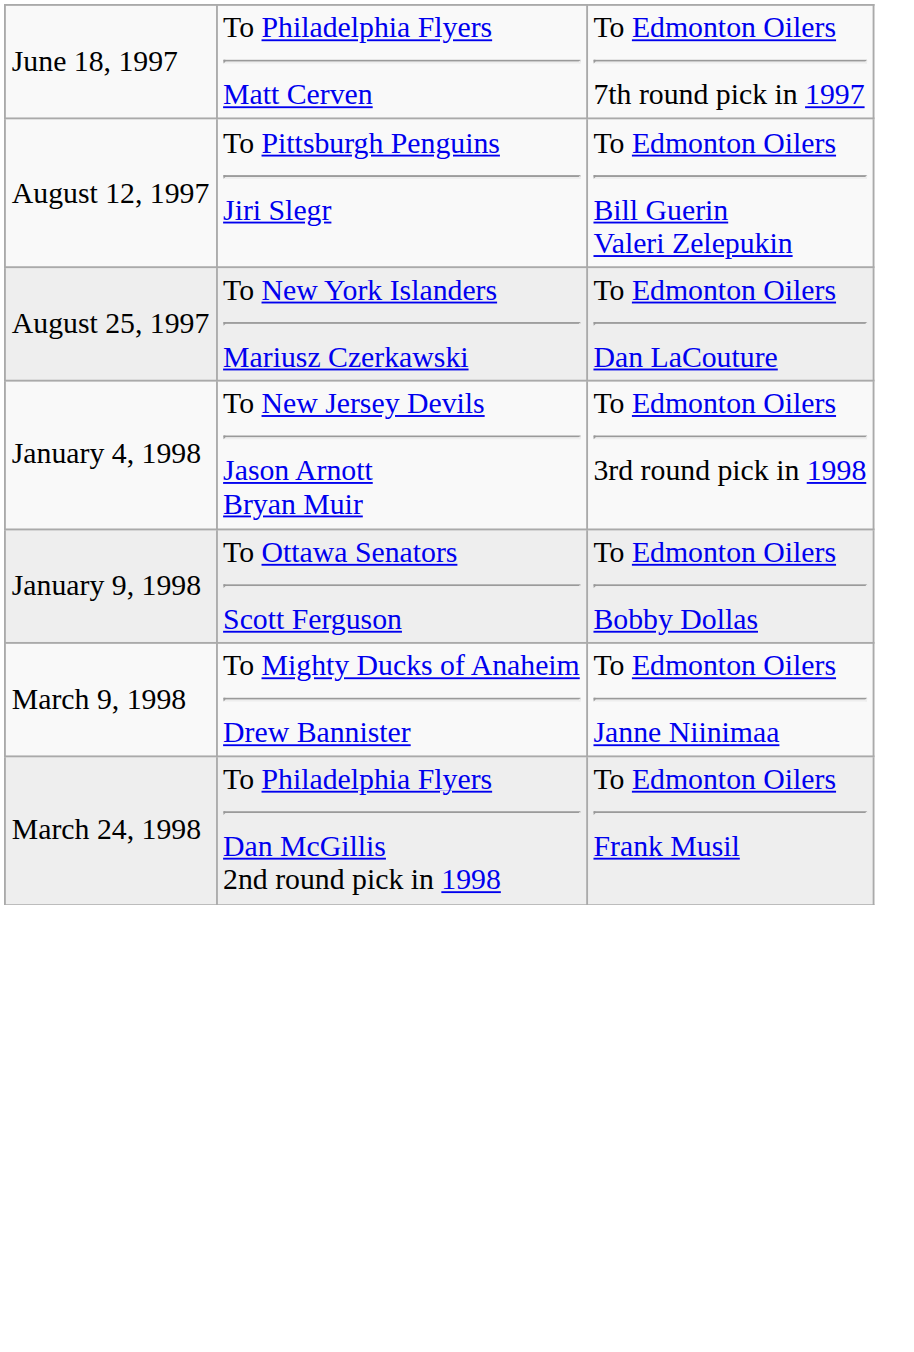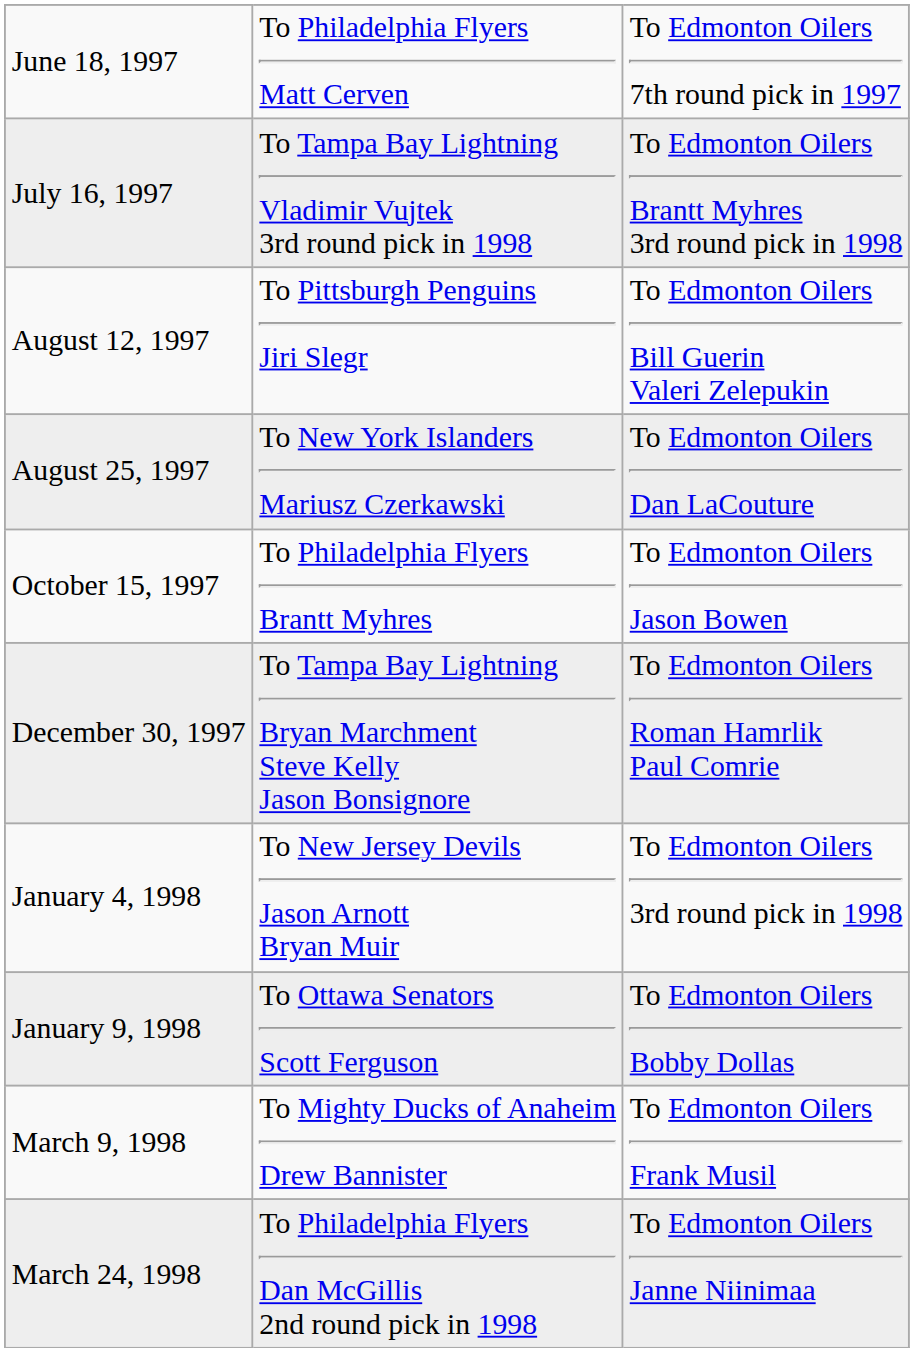+ row: (92, 192)
+ row: (116, 585)
+ row: (129, 732)
(730, 699) To Edmonton Oilers Janne Niinimaa -> (766, 1142) To Edmonton Oilers Frank Musil
(730, 813) To Edmonton Oilers Frank Musil -> (766, 1256) To Edmonton Oilers Janne Niinimaa
